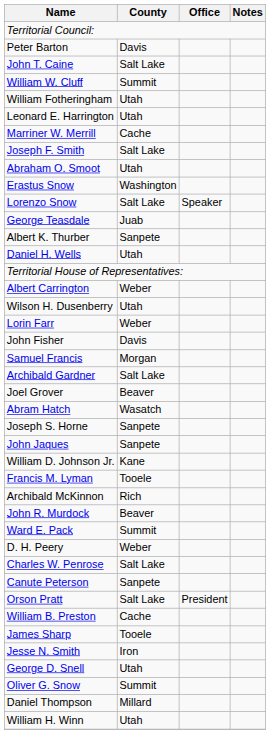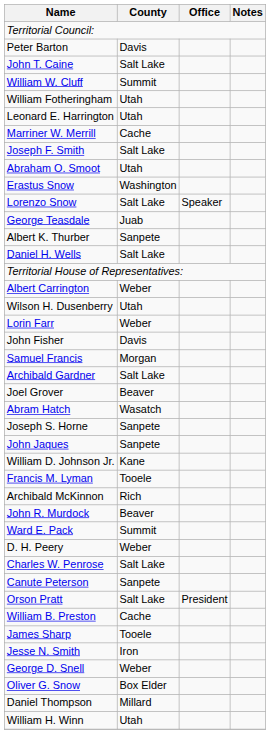(131, 254) Utah -> (142, 254) Salt Lake
(131, 668) Utah -> (135, 668) Weber
(138, 686) Summit -> (143, 686) Box Elder
